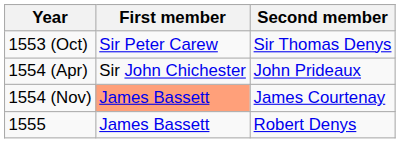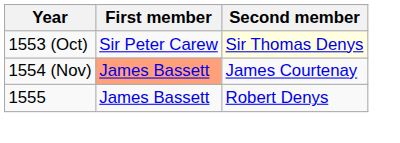(323, 44) no background -> (295, 44) lightyellow background
- row: (48, 71)
